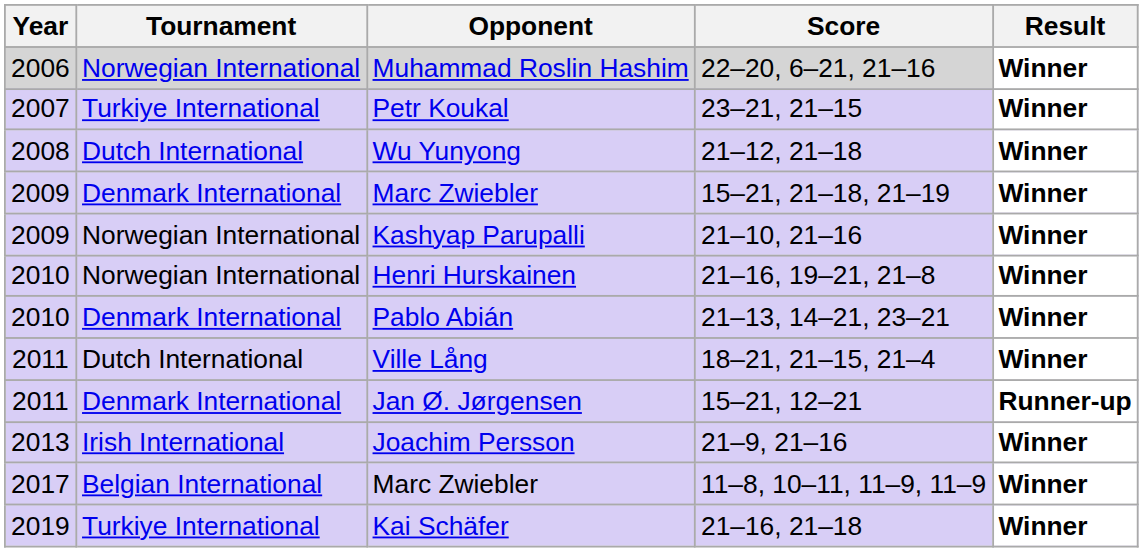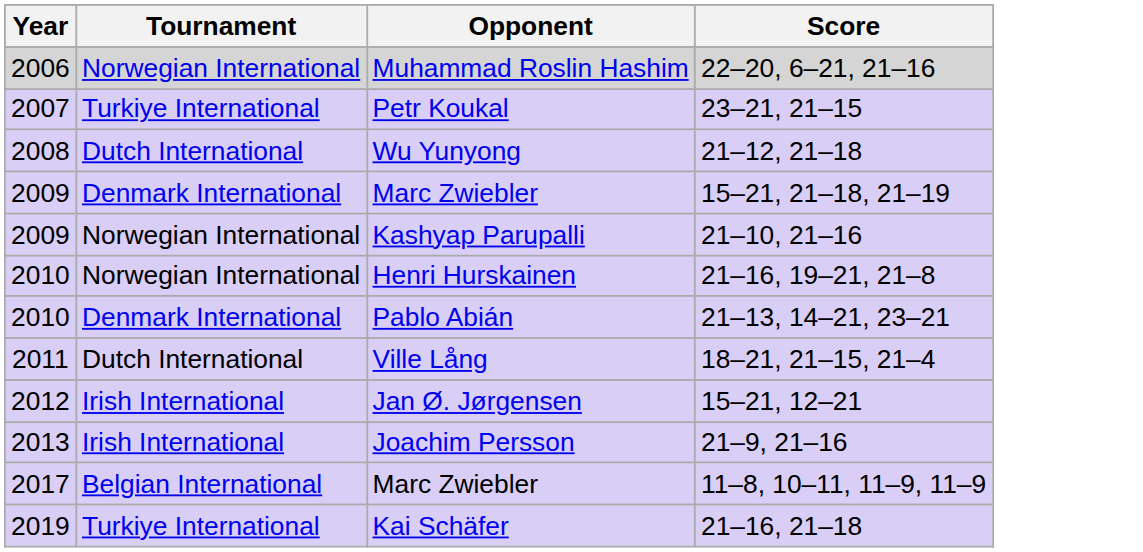- column: (1065, 26)
(40, 401) 2011 -> (40, 401) 2012
(212, 401) Denmark International -> (183, 401) Irish International
